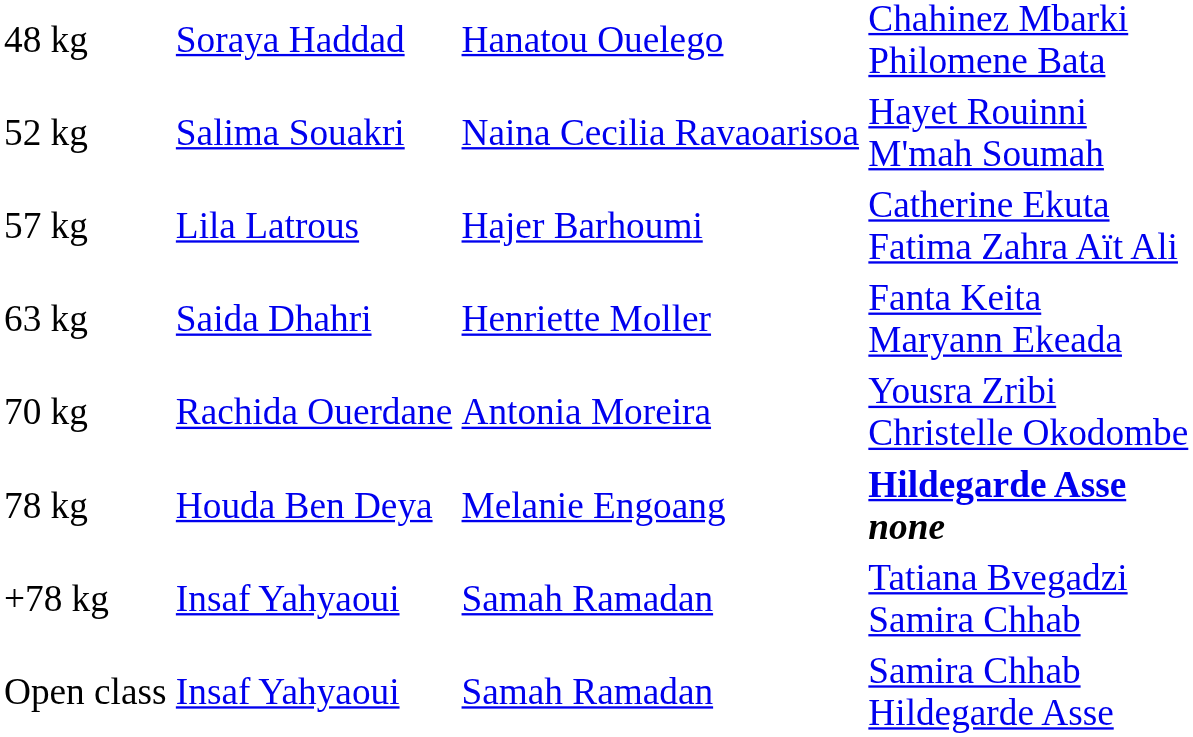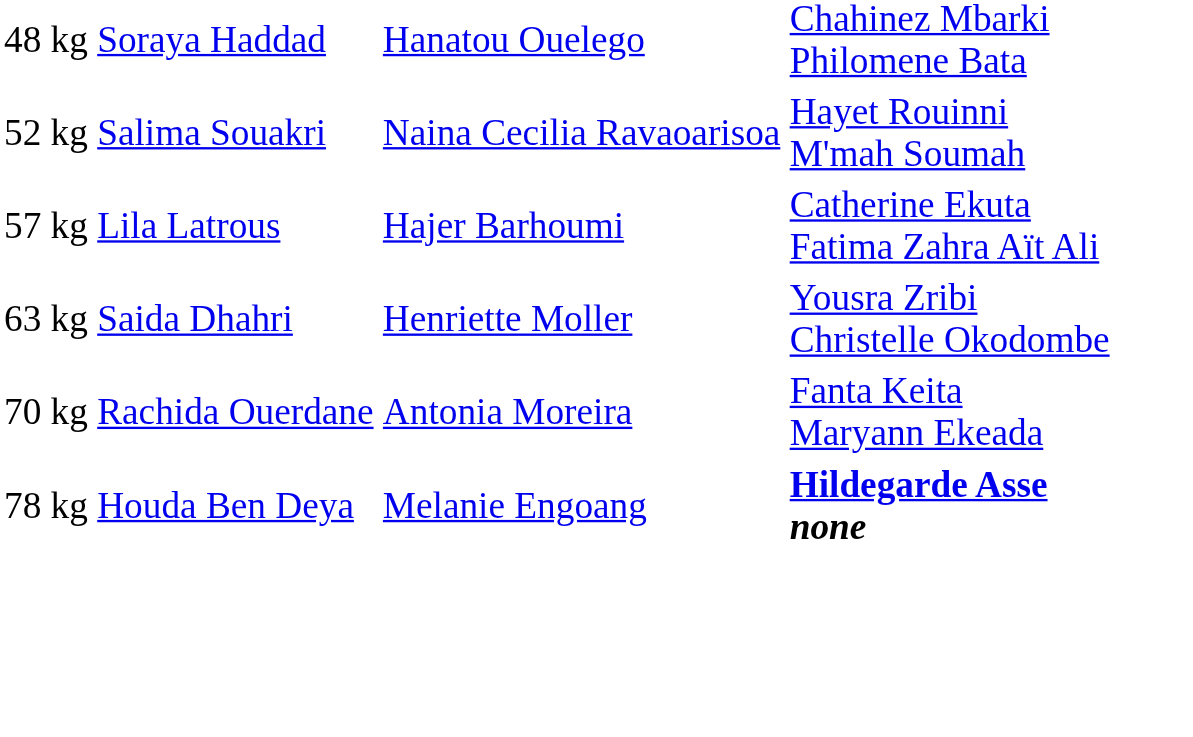(995, 318) Fanta Keita Maryann Ekeada -> (950, 318) Yousra Zribi Christelle Okodombe
(1028, 412) Yousra Zribi Christelle Okodombe -> (916, 412) Fanta Keita Maryann Ekeada
- row: (56, 598)
- row: (85, 691)
